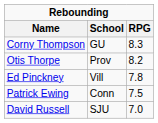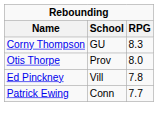(136, 61) 8.2 -> (136, 61) 8.0
(136, 93) 7.5 -> (136, 93) 7.7
- row: (38, 110)
